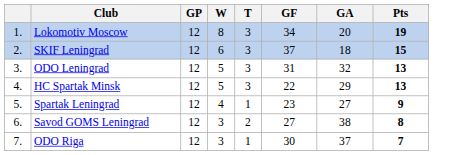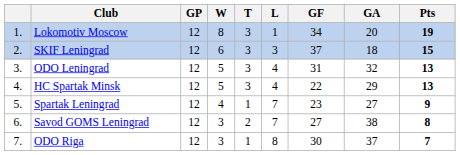+ column: (275, 13)
